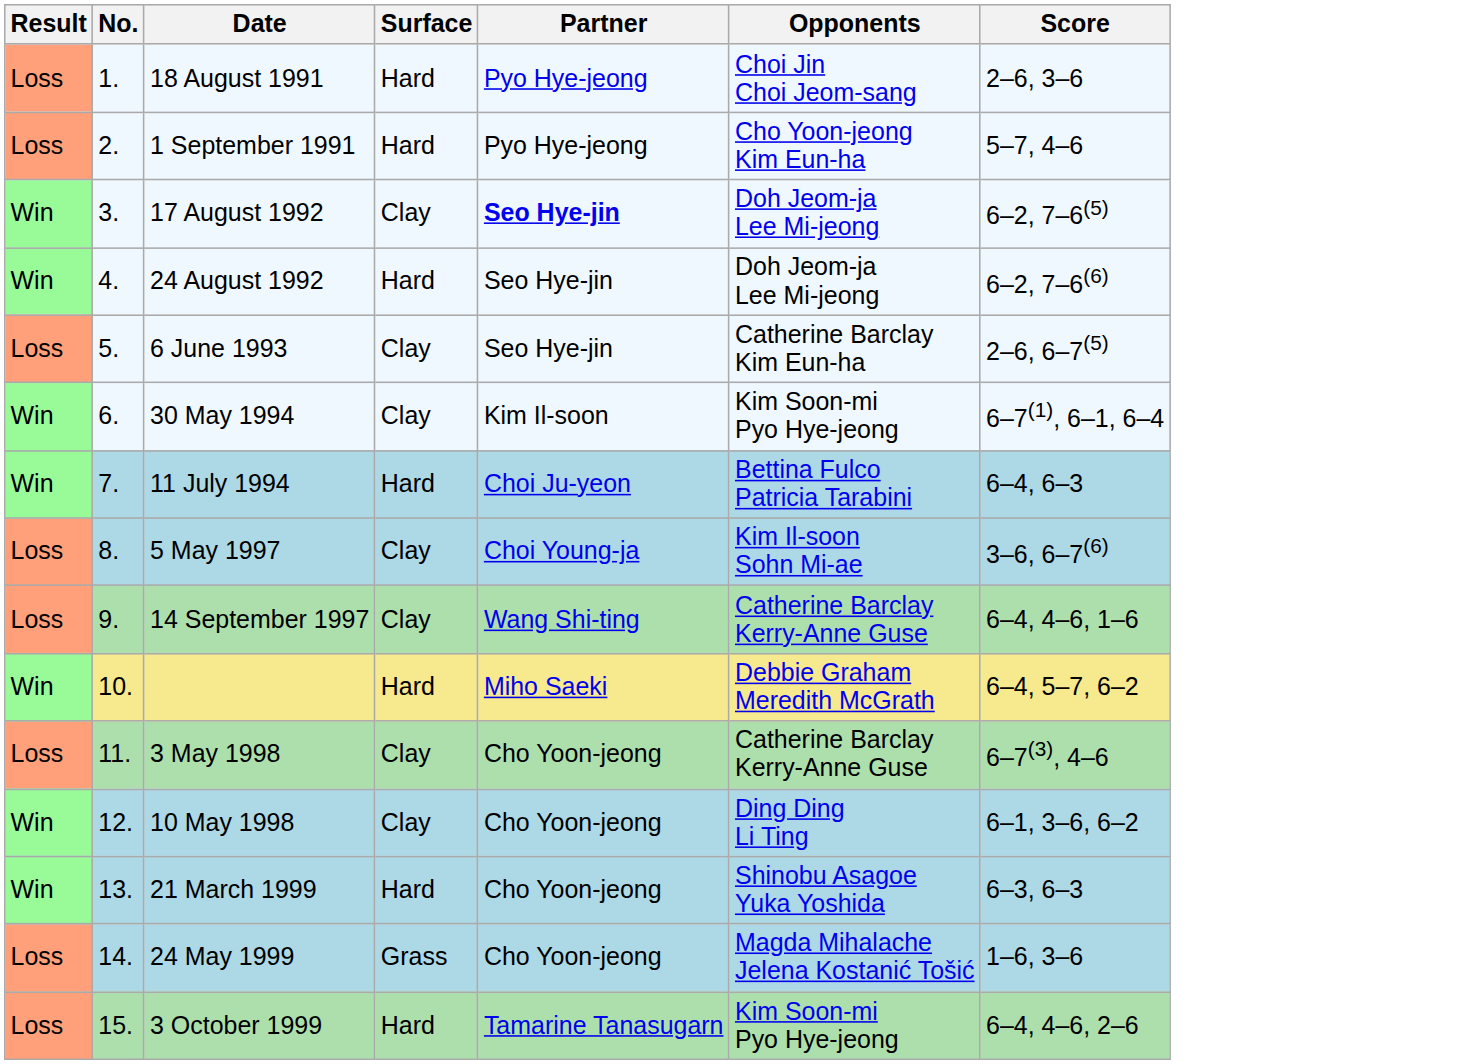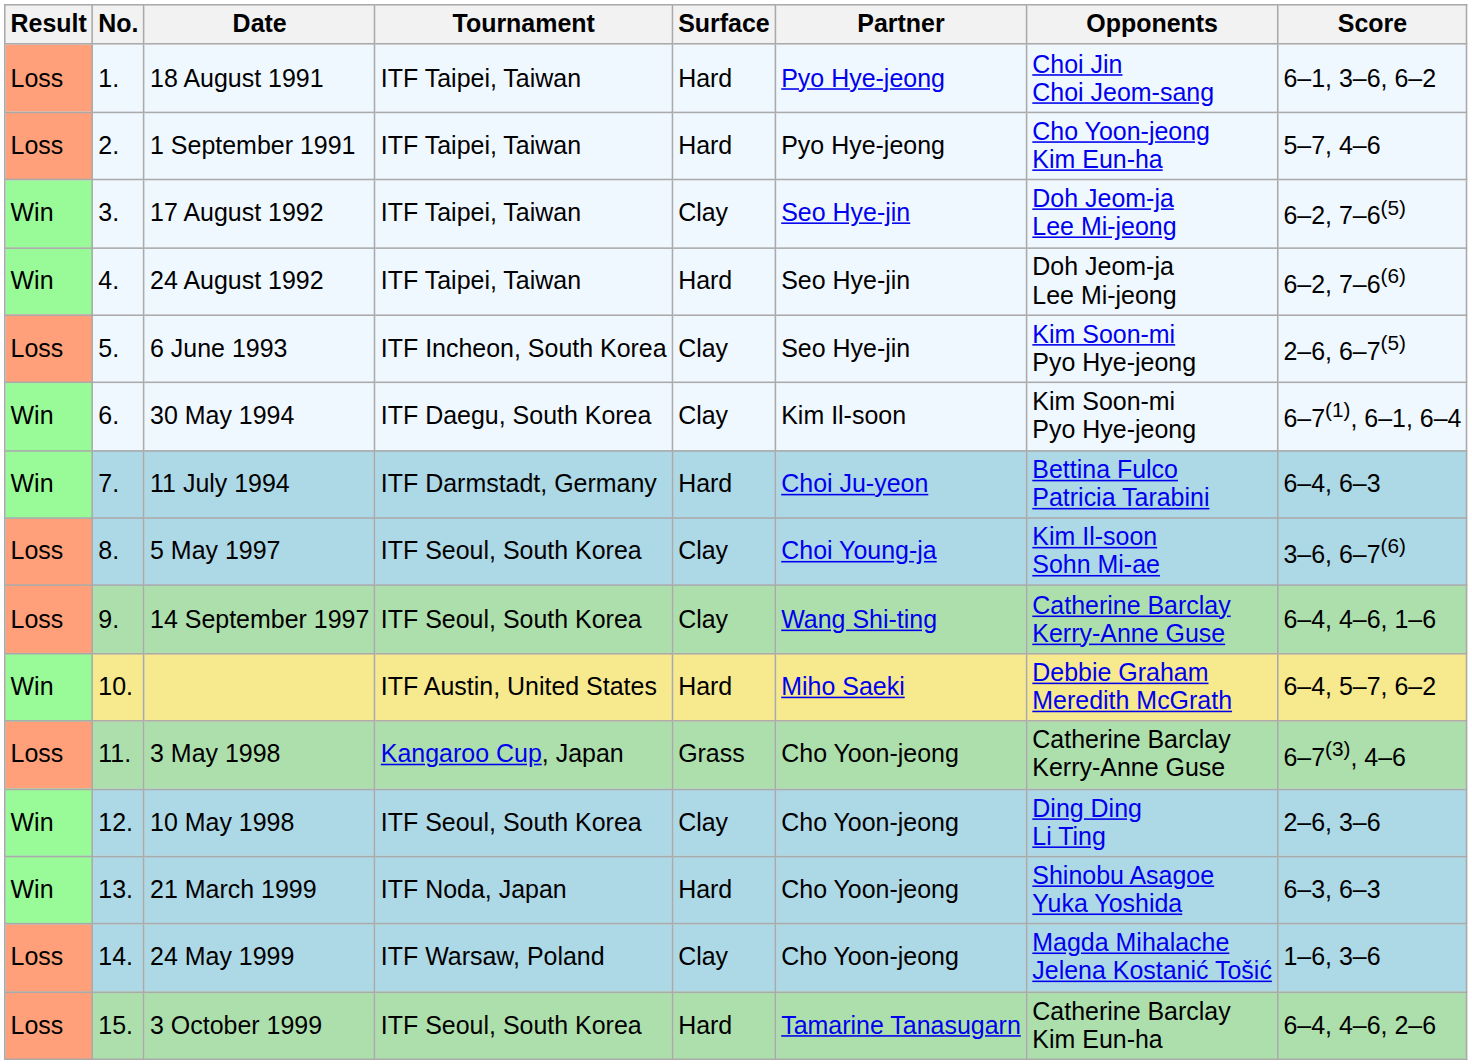+ column: (524, 24)
(1035, 77) 2–6, 3–6 -> (1360, 77) 6–1, 3–6, 6–2
(552, 213) bold -> (846, 213) normal
(834, 348) Catherine Barclay Kim Eun-ha -> (1114, 348) Kim Soon-mi Pyo Hye-jeong
(406, 754) Clay -> (711, 754) Grass
(1062, 822) 6–1, 3–6, 6–2 -> (1332, 822) 2–6, 3–6
(414, 957) Grass -> (703, 957) Clay
(817, 1025) Kim Soon-mi Pyo Hye-jeong -> (1132, 1025) Catherine Barclay Kim Eun-ha
